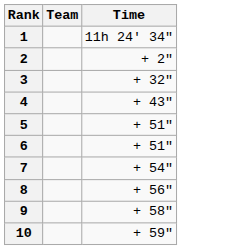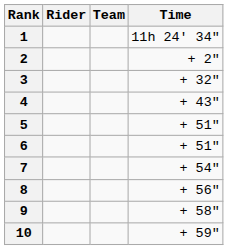+ column: (66, 15)
